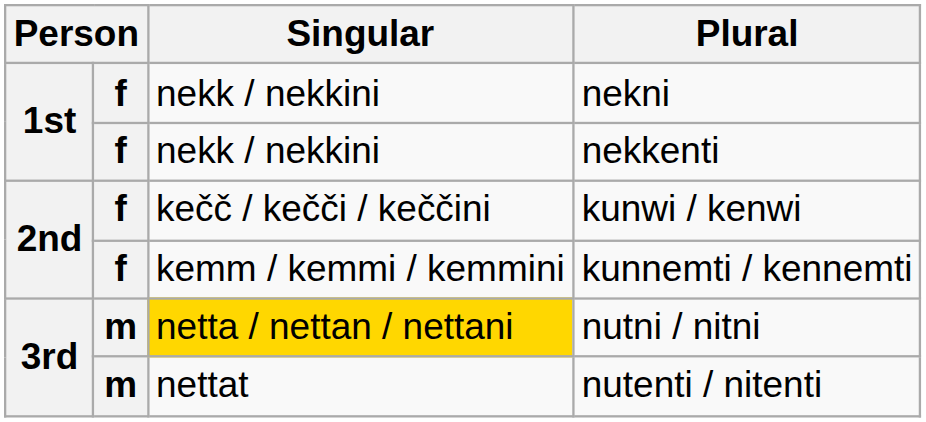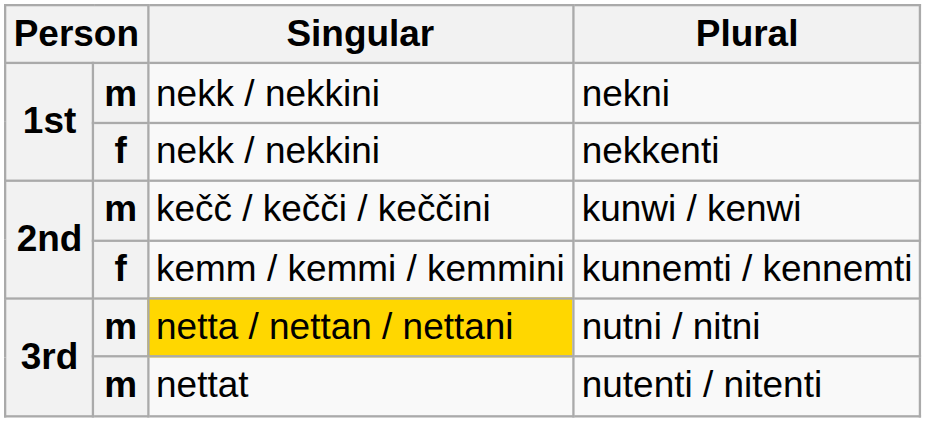(121, 92) f -> (121, 92) m
(121, 209) f -> (121, 209) m
